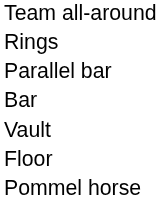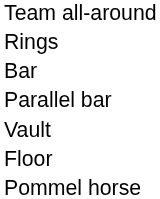rows swapped: (21, 100) <-> (58, 71)
